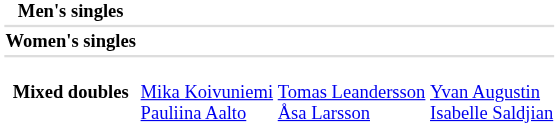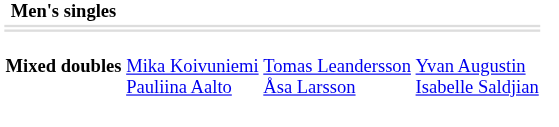- row: (71, 40)
